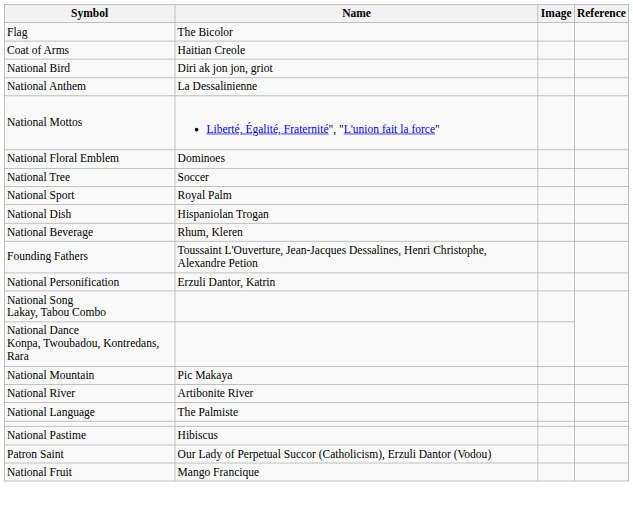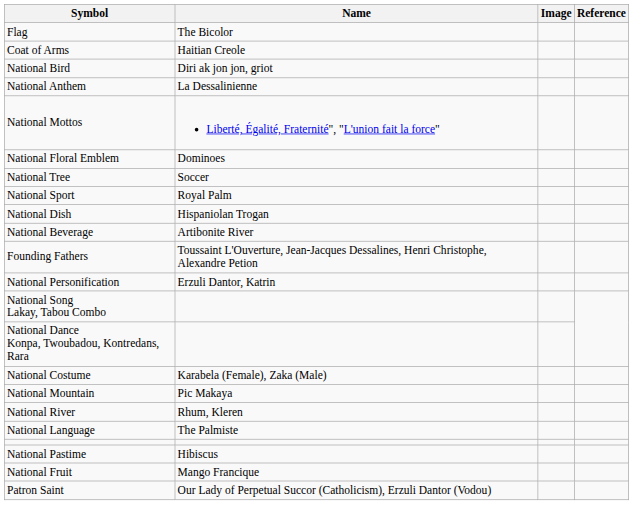(210, 232) Rhum, Kleren -> (216, 232) Artibonite River
+ row: (49, 375)
(216, 393) Artibonite River -> (210, 412) Rhum, Kleren
rows swapped: (39, 472) <-> (35, 453)
